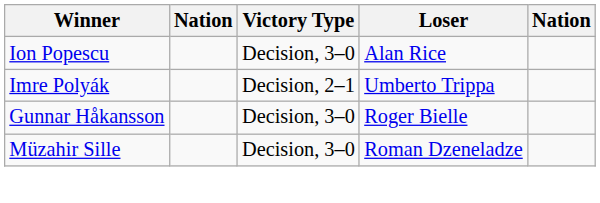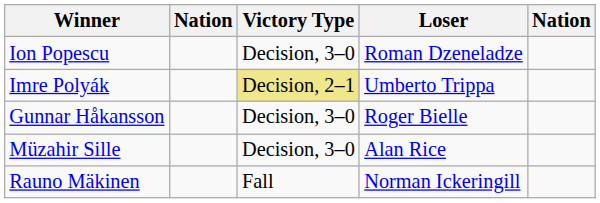(405, 52) Alan Rice -> (443, 52) Roman Dzeneladze
(298, 85) no background -> (298, 85) khaki background
(443, 149) Roman Dzeneladze -> (405, 149) Alan Rice
+ row: (75, 181)
